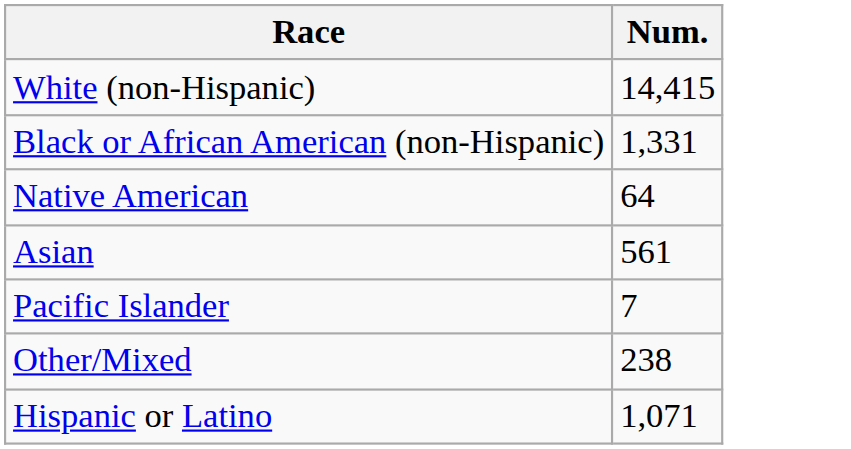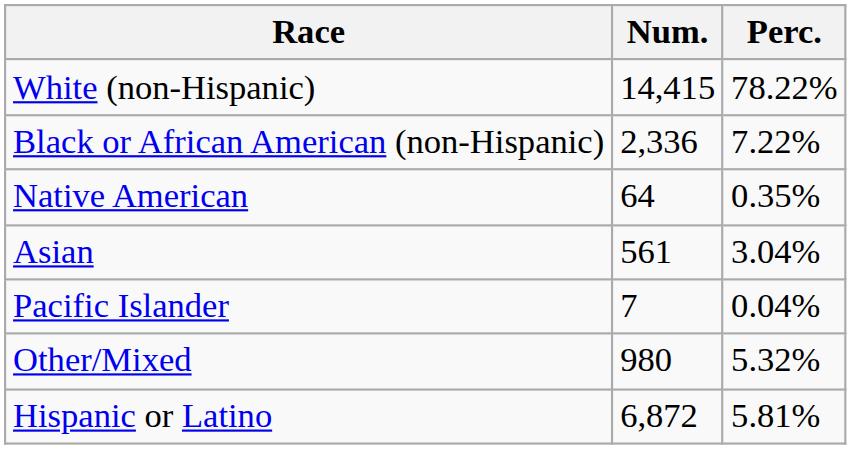+ column: (784, 31)
(659, 141) 1,331 -> (659, 141) 2,336
(646, 360) 238 -> (646, 360) 980
(659, 415) 1,071 -> (659, 415) 6,872
